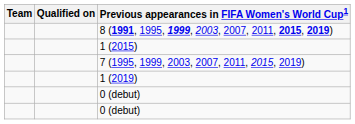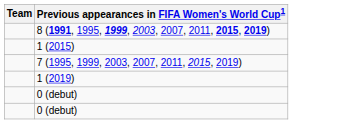- column: (66, 13)
